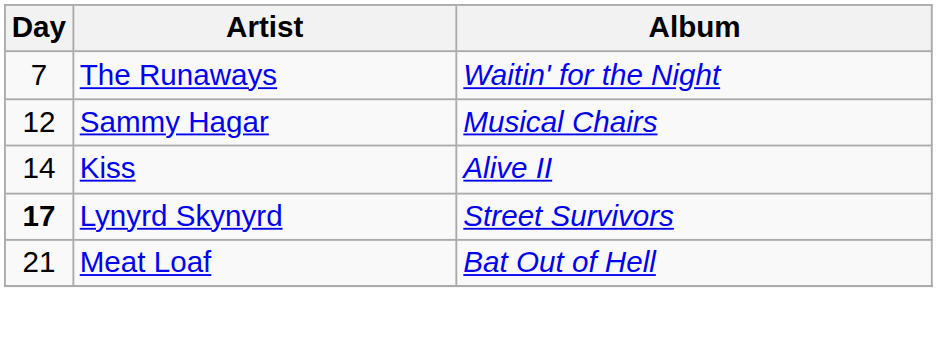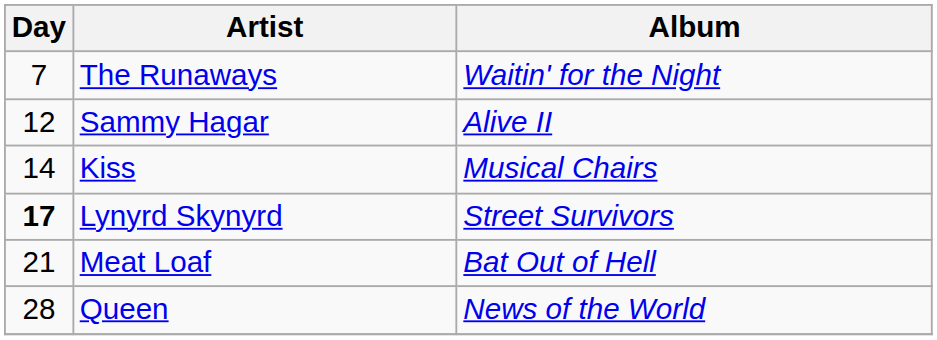(560, 121) Musical Chairs -> (508, 121) Alive II
(508, 168) Alive II -> (560, 168) Musical Chairs
+ row: (124, 309)
